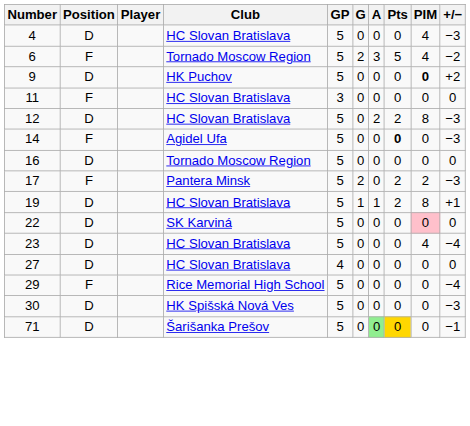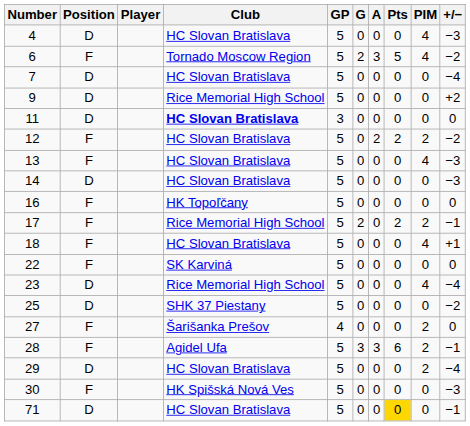+ row: (32, 77)
(199, 77) HK Puchov -> (245, 98) Rice Memorial High School
(426, 77) bold -> (426, 98) normal
(89, 98) F -> (89, 118) D
(228, 98) normal -> (232, 118) bold
(89, 118) D -> (89, 139) F
(426, 118) 8 -> (426, 139) 2
(453, 118) −3 -> (453, 139) −2
+ row: (32, 160)
(89, 139) F -> (89, 181) D
(197, 139) Agidel Ufa -> (228, 181) HC Slovan Bratislava
(398, 139) bold -> (398, 181) normal
(89, 160) D -> (89, 202) F
(238, 160) Tornado Moscow Region -> (207, 202) HK Topoľčany
(208, 181) Pantera Minsk -> (245, 222) Rice Memorial High School
(453, 181) −3 -> (453, 222) −1
+ row: (32, 243)
- row: (32, 202)
(89, 222) D -> (89, 264) F
(426, 222) pink background -> (426, 264) no background
(228, 243) HC Slovan Bratislava -> (245, 285) Rice Memorial High School
+ row: (32, 306)
(89, 264) D -> (89, 327) F
(228, 264) HC Slovan Bratislava -> (218, 327) Šarišanka Prešov
(426, 264) 0 -> (426, 327) 2
+ row: (32, 347)
(89, 285) F -> (89, 368) D
(245, 285) Rice Memorial High School -> (228, 368) HC Slovan Bratislava
(426, 285) 0 -> (426, 368) 2
(89, 306) D -> (89, 389) F
(218, 327) Šarišanka Prešov -> (228, 410) HC Slovan Bratislava
(377, 327) lightgreen background -> (377, 410) no background
